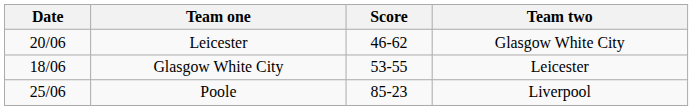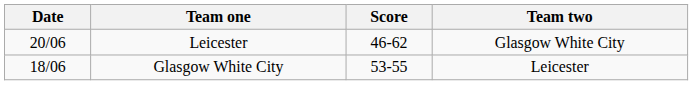- row: (218, 92)
